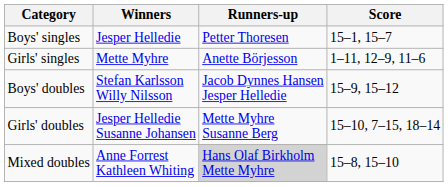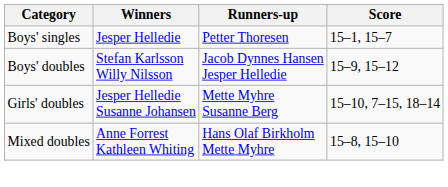- row: (43, 59)
(258, 163) lightgrey background -> (258, 141) no background
